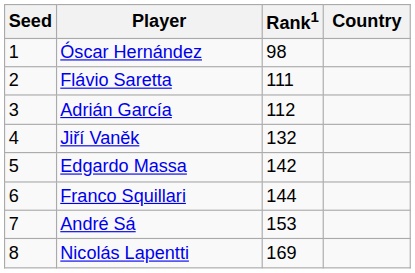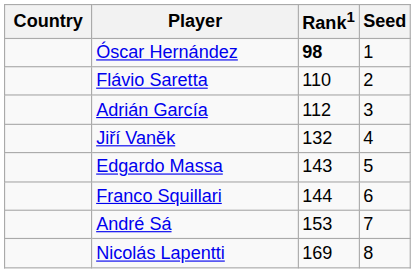columns swapped: (367, 21) <-> (30, 21)
(276, 52) normal -> (312, 52) bold
(280, 81) 111 -> (317, 81) 110
(281, 167) 142 -> (317, 167) 143
